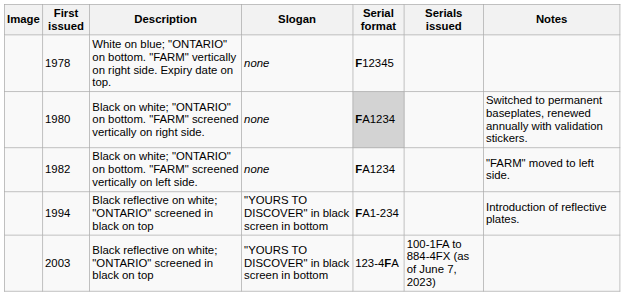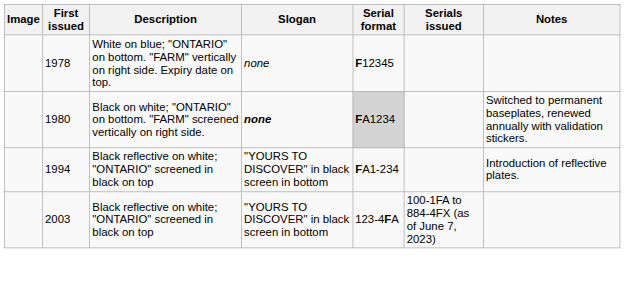(257, 119) normal -> (258, 119) bold
- row: (58, 169)
